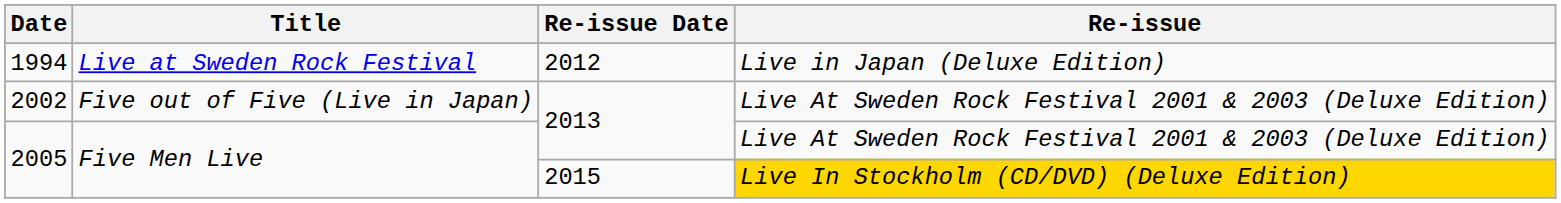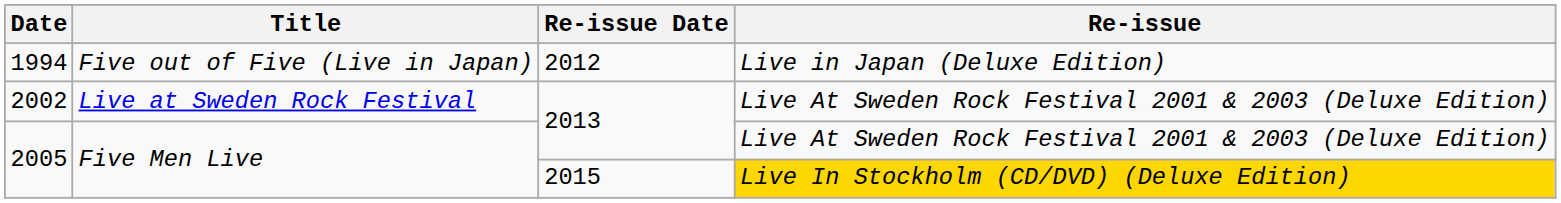(277, 63) Live at Sweden Rock Festival -> (306, 63) Five out of Five (Live in Japan)
(306, 101) Five out of Five (Live in Japan) -> (277, 101) Live at Sweden Rock Festival
